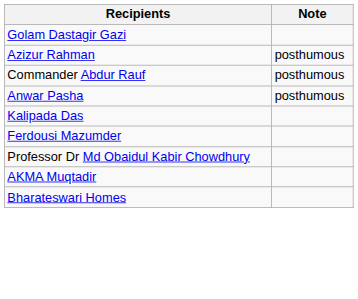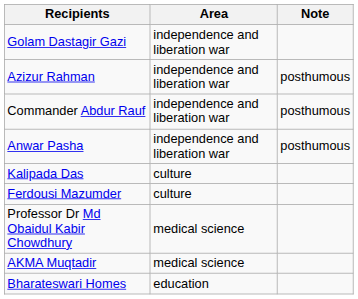+ column: (214, 14)
